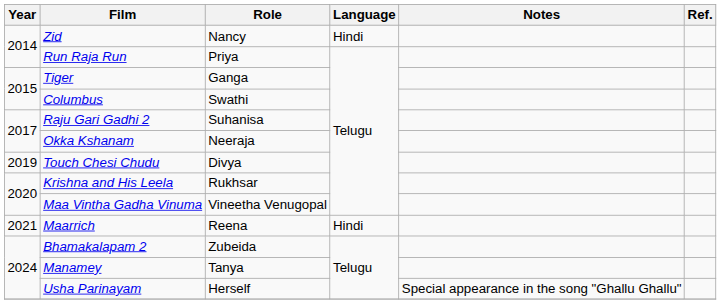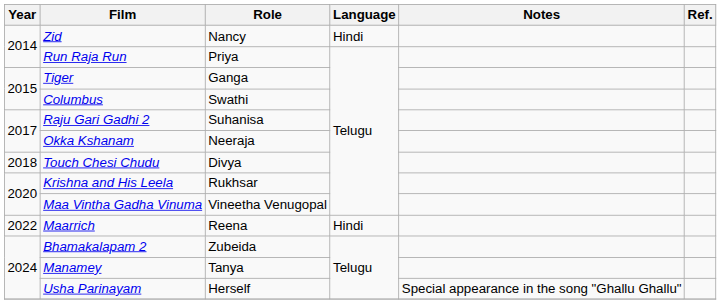(22, 162) 2019 -> (22, 162) 2018
(22, 225) 2021 -> (22, 225) 2022
